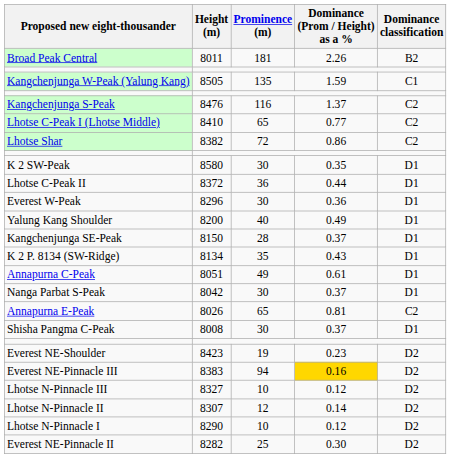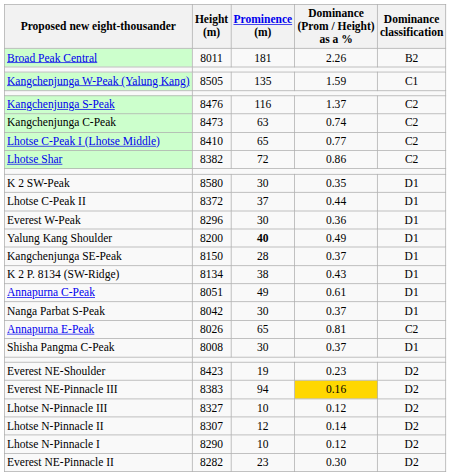+ row: (62, 123)
(263, 183) 36 -> (263, 201) 37
(263, 219) normal -> (263, 238) bold
(263, 256) 35 -> (263, 274) 38
(263, 444) 25 -> (263, 462) 23
